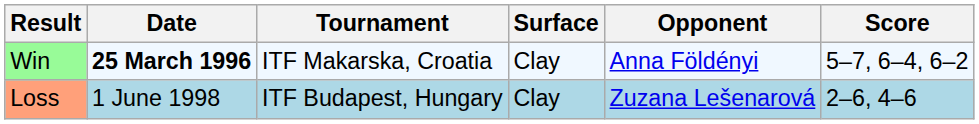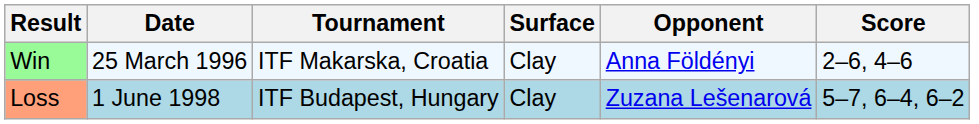(172, 60) bold -> (170, 60) normal
(897, 60) 5–7, 6–4, 6–2 -> (868, 60) 2–6, 4–6
(871, 98) 2–6, 4–6 -> (893, 98) 5–7, 6–4, 6–2
